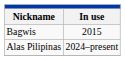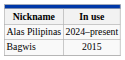rows swapped: (21, 32) <-> (34, 47)
